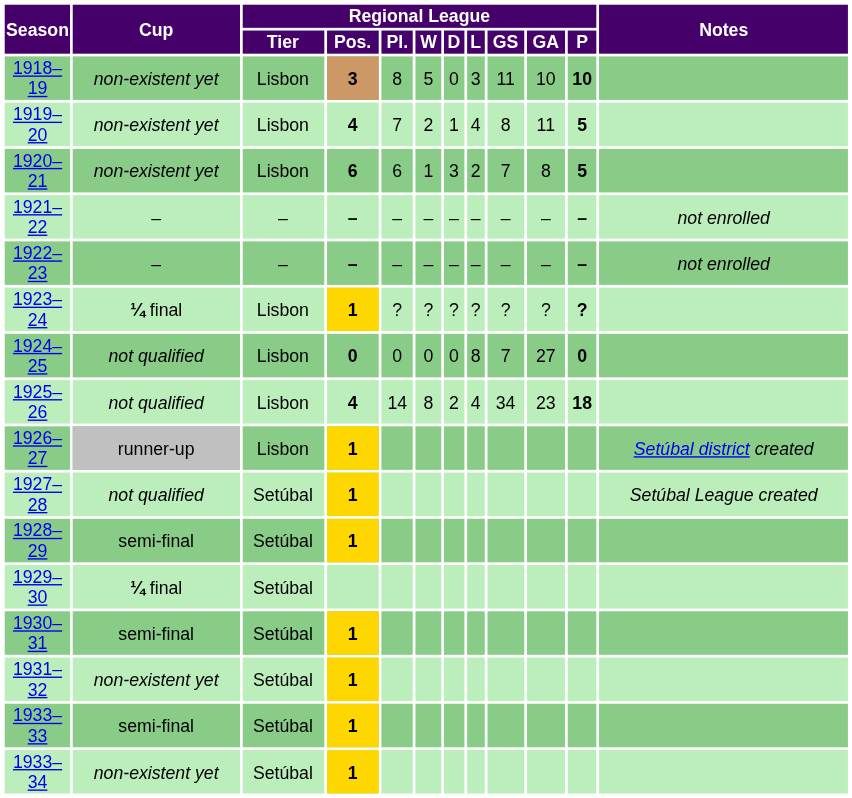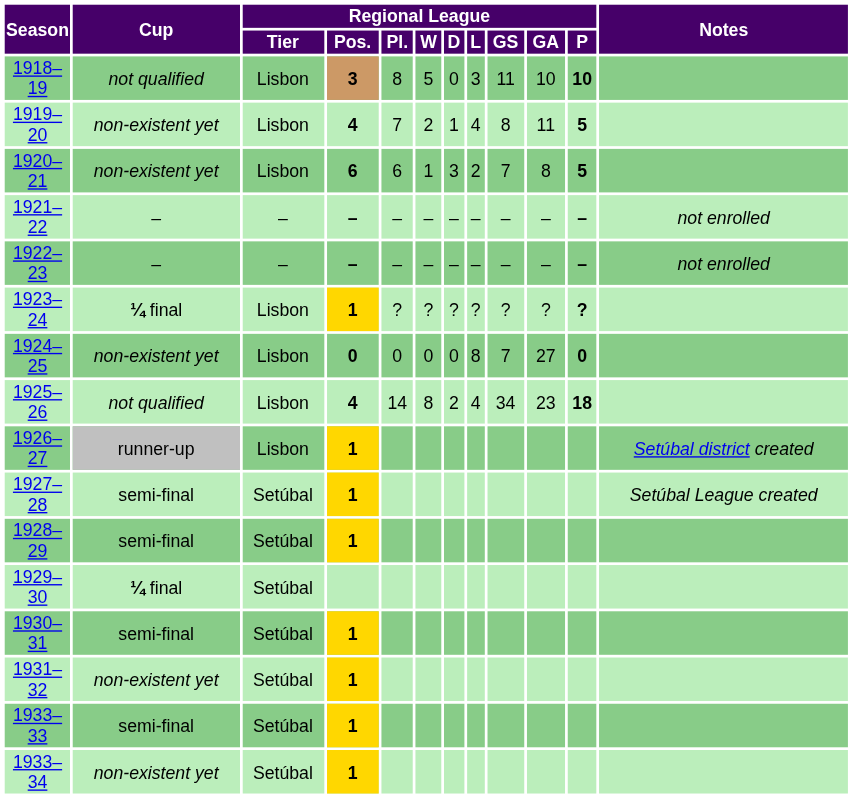(156, 78) non-existent yet -> (156, 78) not qualified
(156, 356) not qualified -> (156, 356) non-existent yet
(156, 494) not qualified -> (156, 494) semi-final
